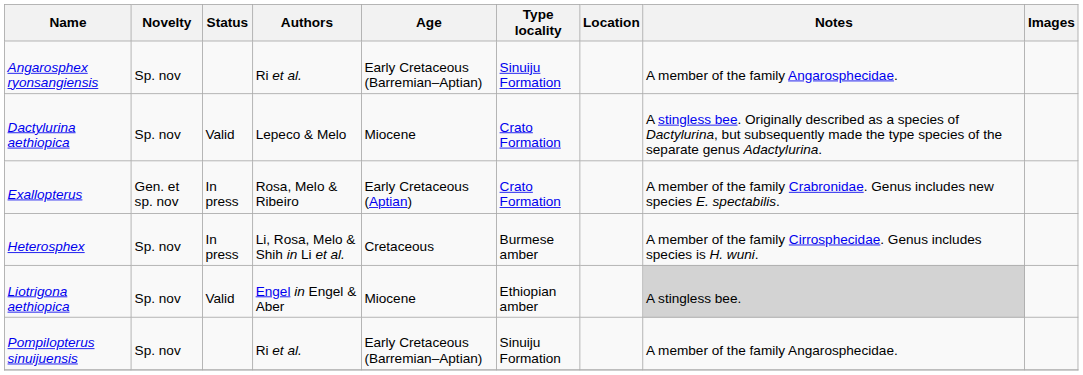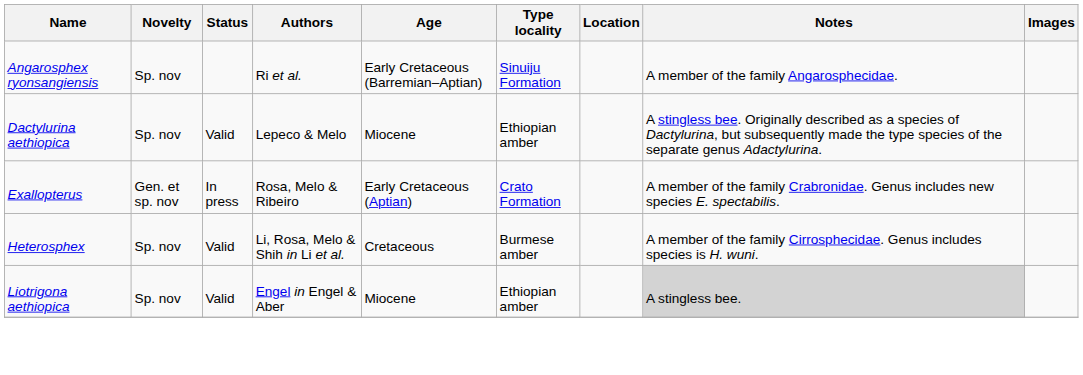(530, 134) Crato Formation -> (528, 134) Ethiopian amber
(222, 246) In press -> (220, 246) Valid
- row: (51, 351)
